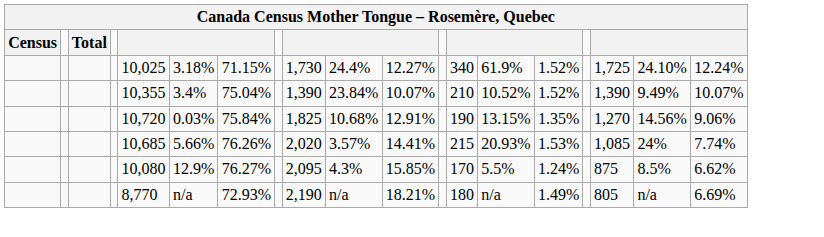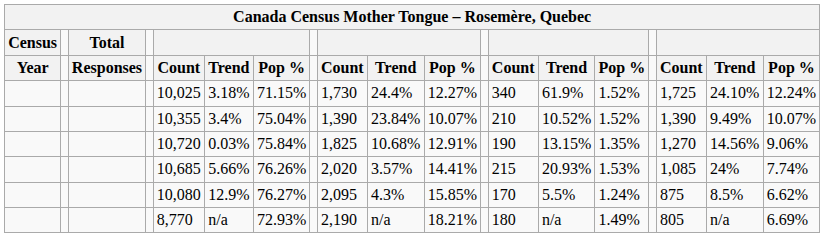+ row: (33, 67)
